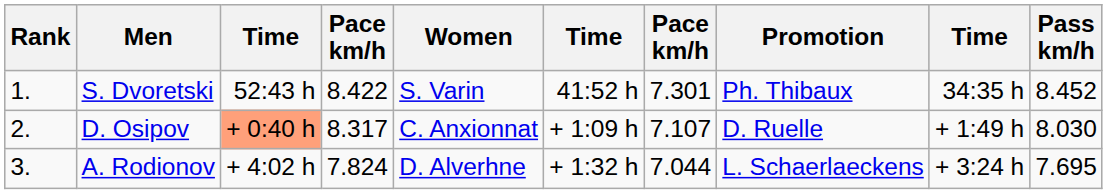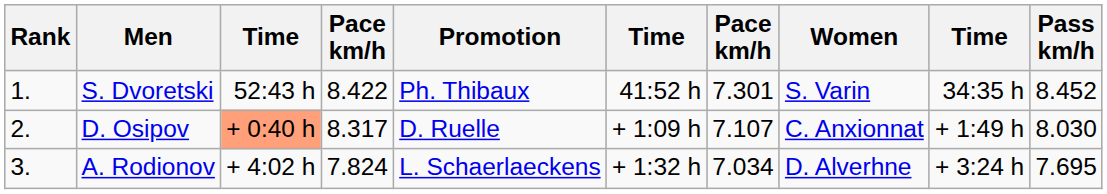columns swapped: (469, 37) <-> (823, 37)
(680, 167) 7.044 -> (743, 167) 7.034
